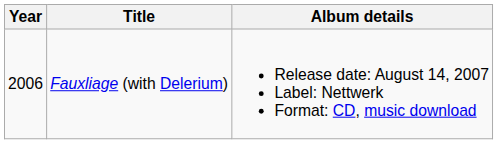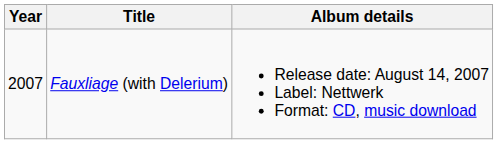(26, 83) 2006 -> (26, 83) 2007
